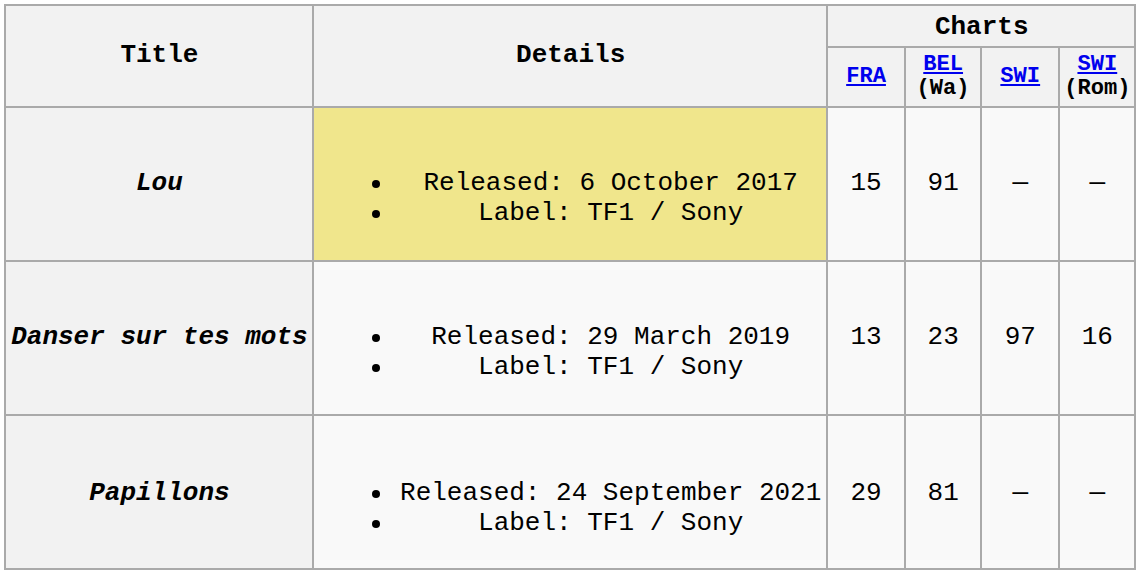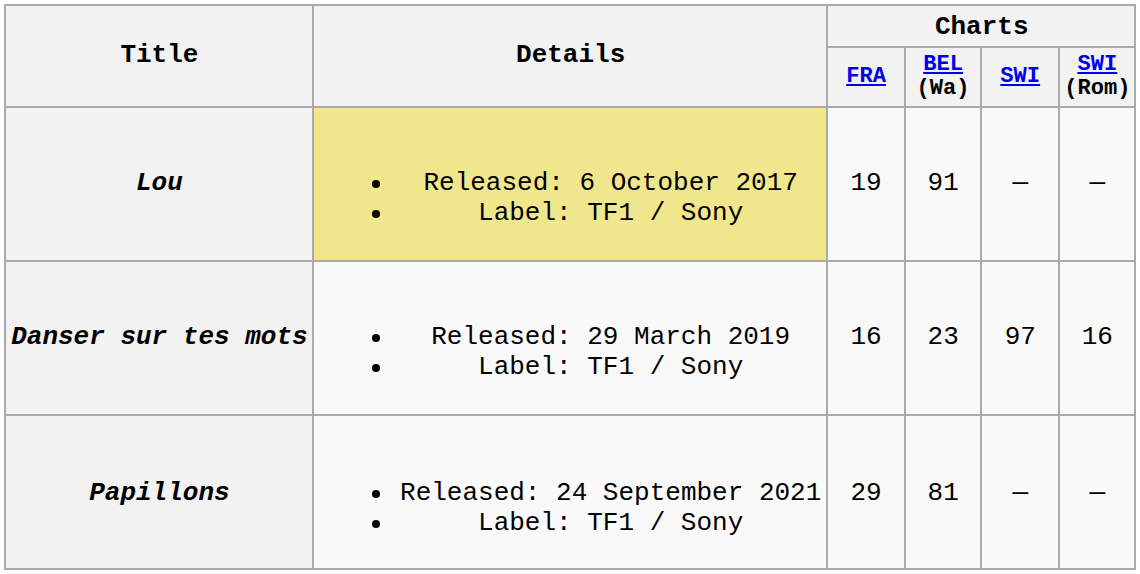(866, 183) 15 -> (866, 183) 19
(866, 338) 13 -> (866, 338) 16
